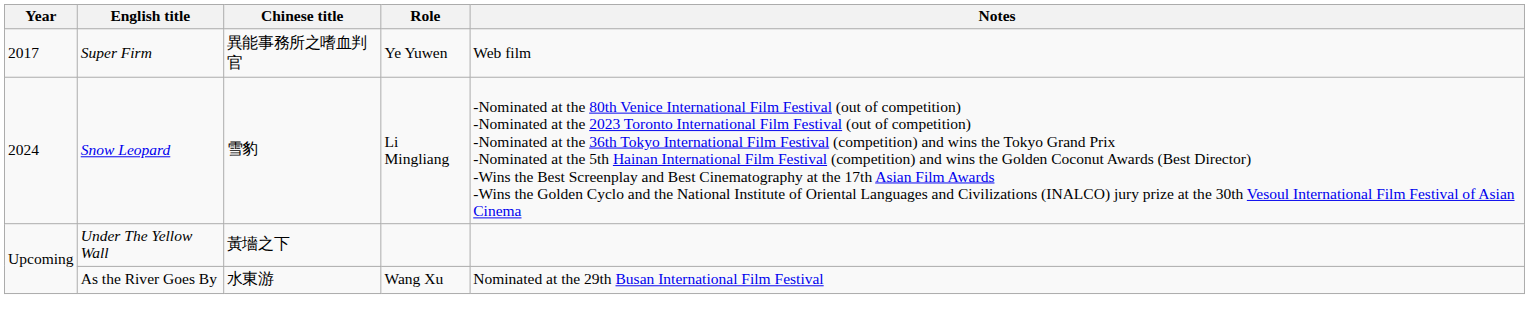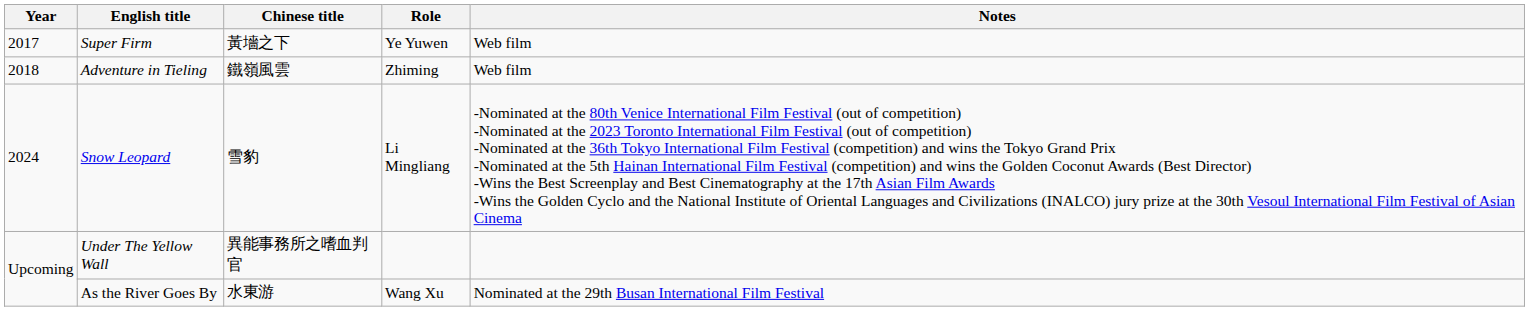(297, 52) 異能事務所之嗜血判官 -> (258, 42) 黃墻之下
+ row: (144, 70)
(258, 244) 黃墻之下 -> (297, 254) 異能事務所之嗜血判官
